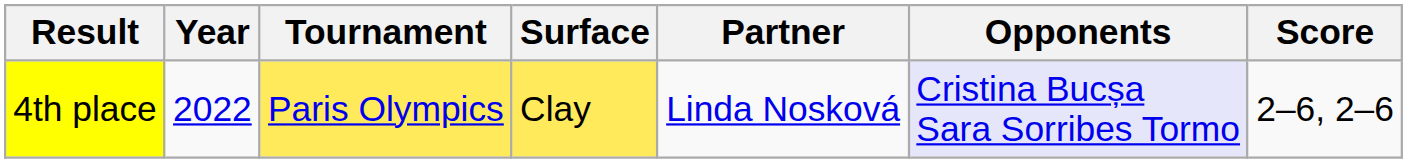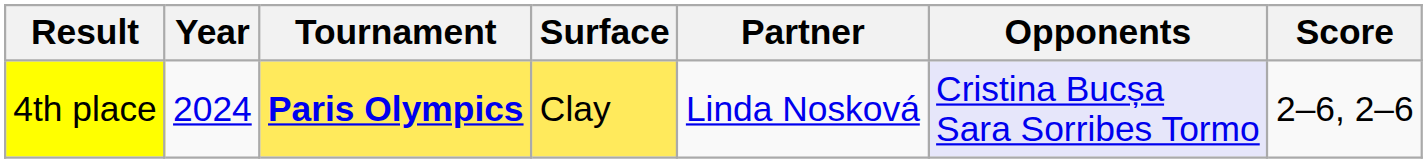(212, 108) 2022 -> (212, 108) 2024
(386, 108) normal -> (396, 108) bold
